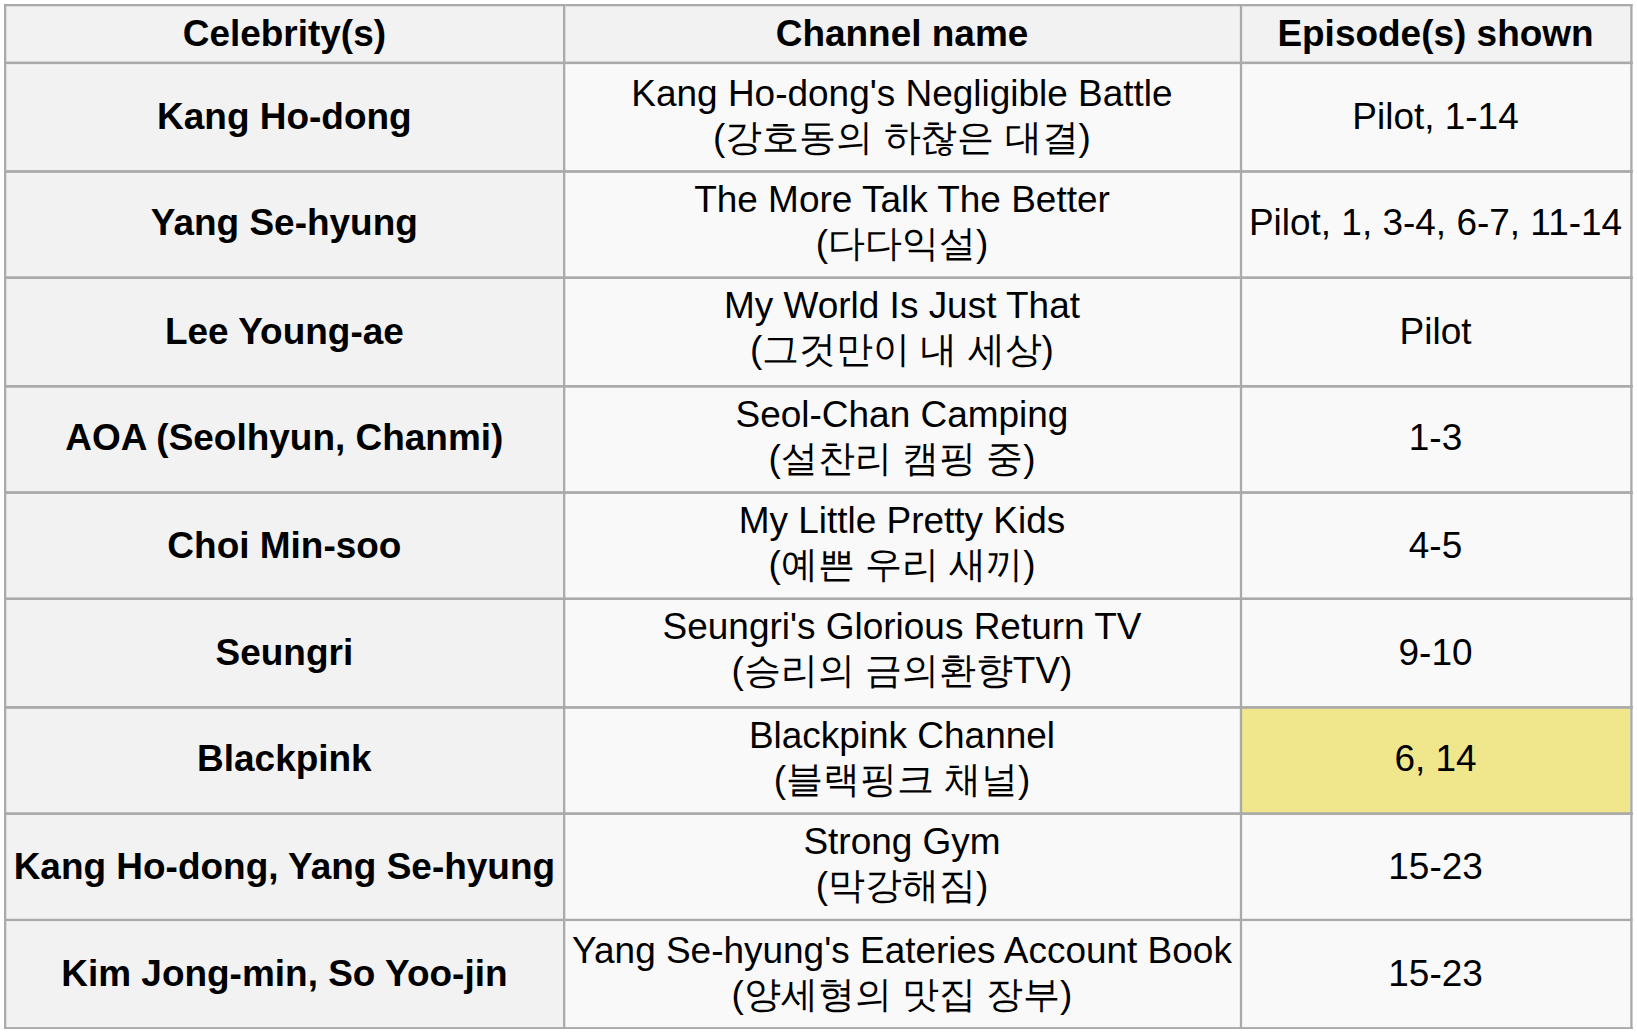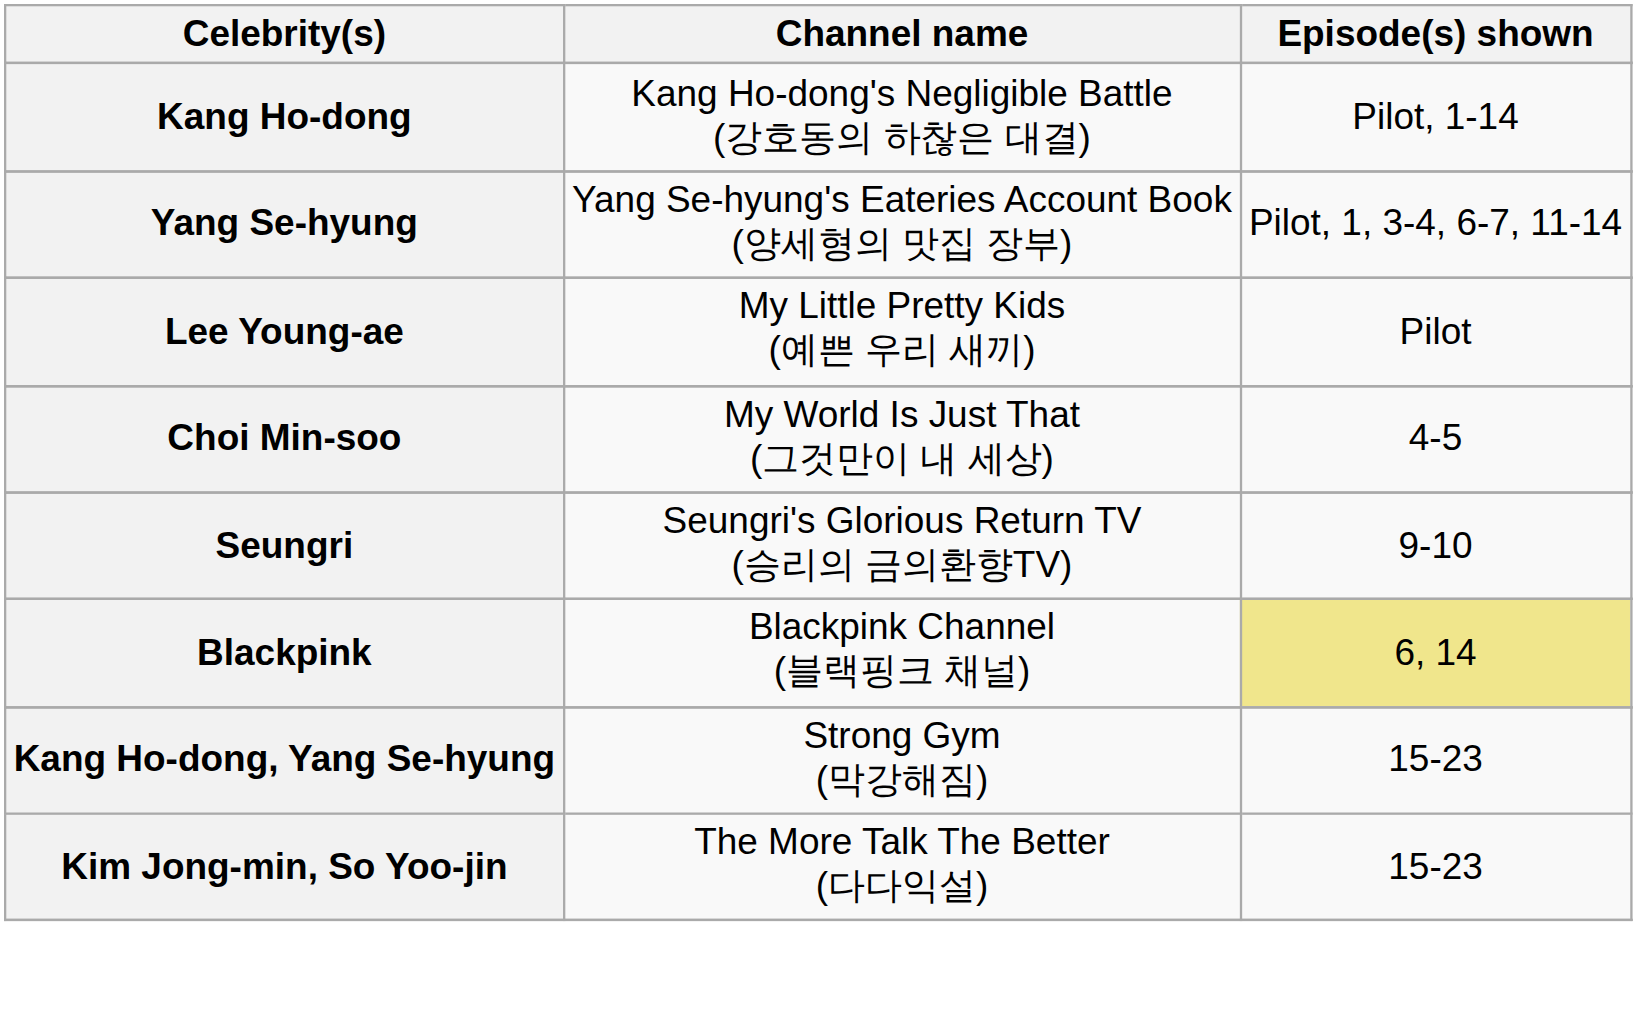(902, 221) The More Talk The Better (다다익설) -> (902, 221) Yang Se-hyung's Eateries Account Book (양세형의 맛집 장부)
(902, 328) My World Is Just That (그것만이 내 세상) -> (902, 328) My Little Pretty Kids (예쁜 우리 새끼)
- row: (284, 438)
(902, 542) My Little Pretty Kids (예쁜 우리 새끼) -> (902, 435) My World Is Just That (그것만이 내 세상)
(902, 971) Yang Se-hyung's Eateries Account Book (양세형의 맛집 장부) -> (902, 864) The More Talk The Better (다다익설)
